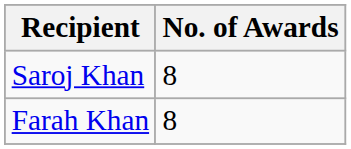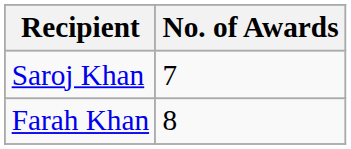(170, 74) 8 -> (170, 74) 7
